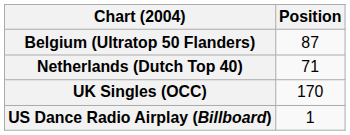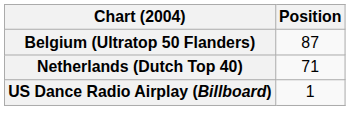- row: (140, 92)
